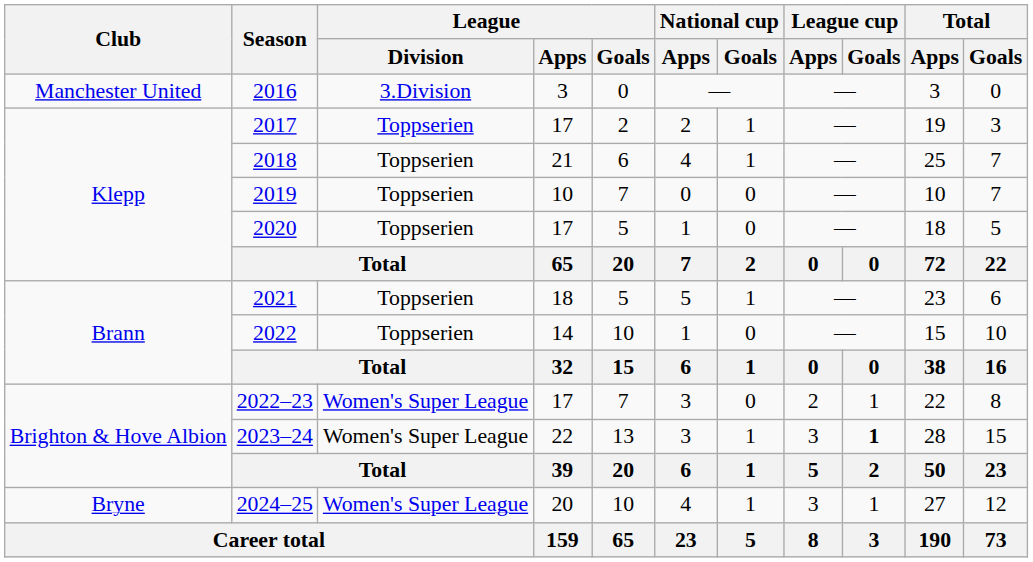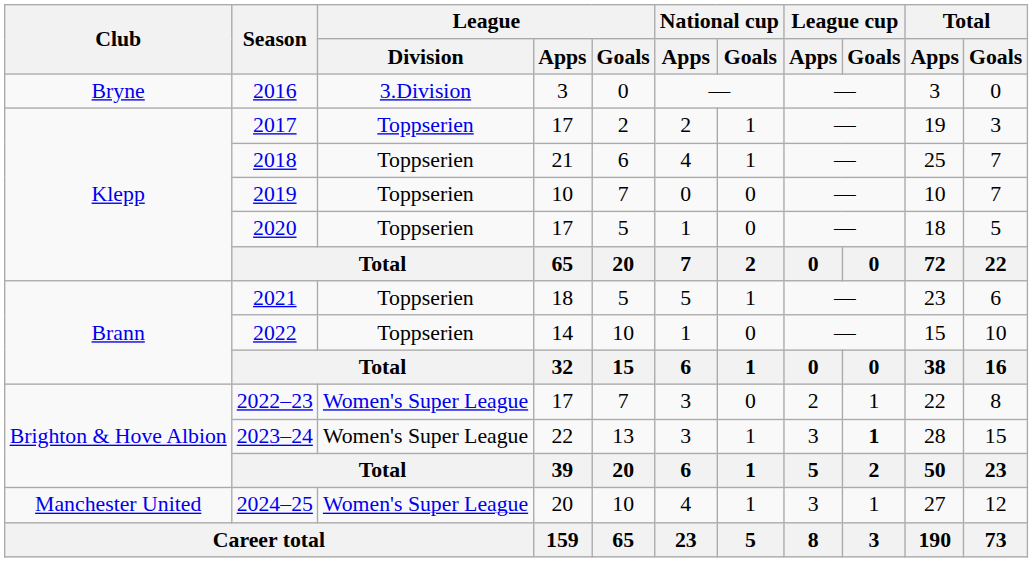(118, 90) Manchester United -> (118, 90) Bryne
(118, 504) Bryne -> (118, 504) Manchester United
